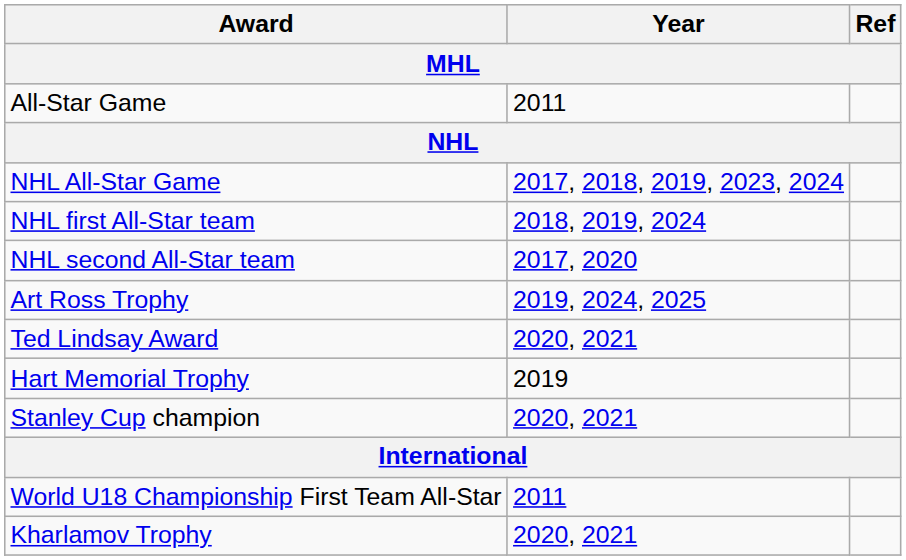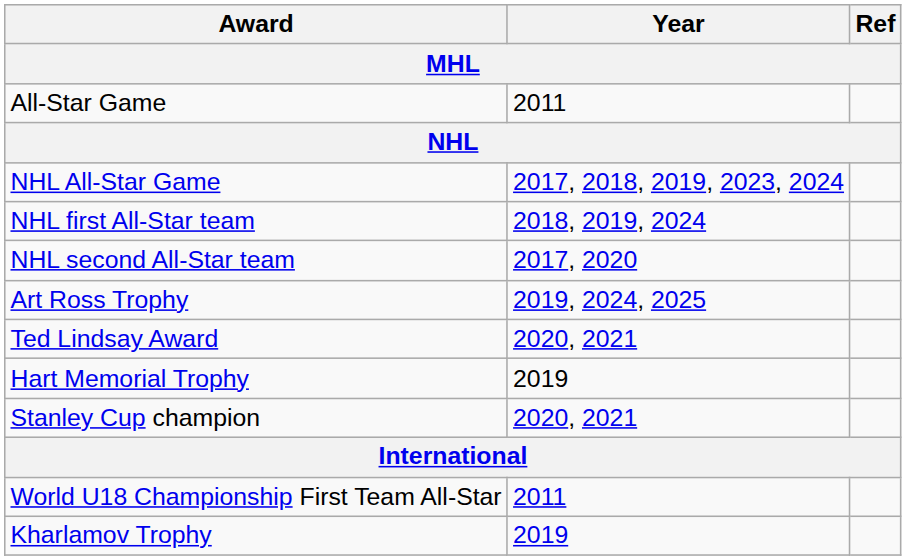(575, 535) 2020, 2021 -> (541, 535) 2019
